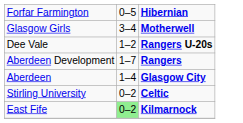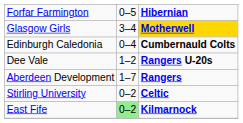(168, 28) no background -> (168, 28) gold background
+ row: (55, 45)
- row: (29, 77)
